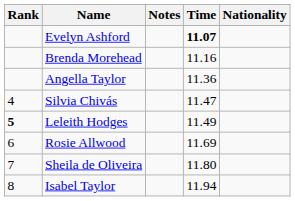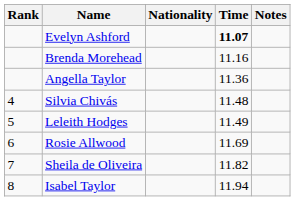columns swapped: (255, 15) <-> (164, 15)
(201, 100) 11.47 -> (234, 100) 11.48
(11, 121) bold -> (11, 121) normal
(201, 164) 11.80 -> (234, 164) 11.82
